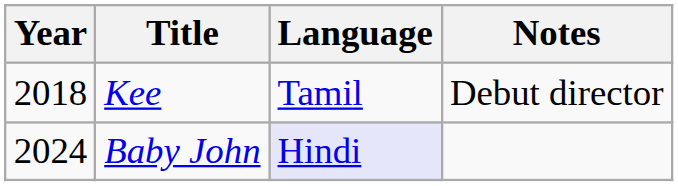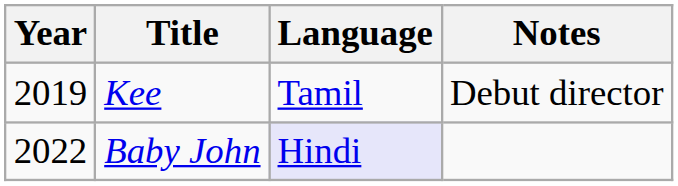(50, 92) 2018 -> (50, 92) 2019
(50, 150) 2024 -> (50, 150) 2022
